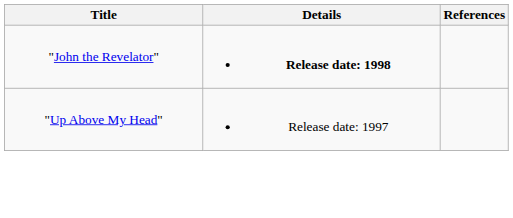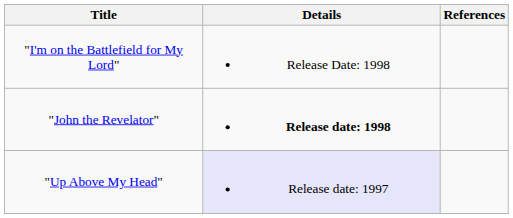+ row: (104, 56)
(322, 127) no background -> (322, 189) lavender background
